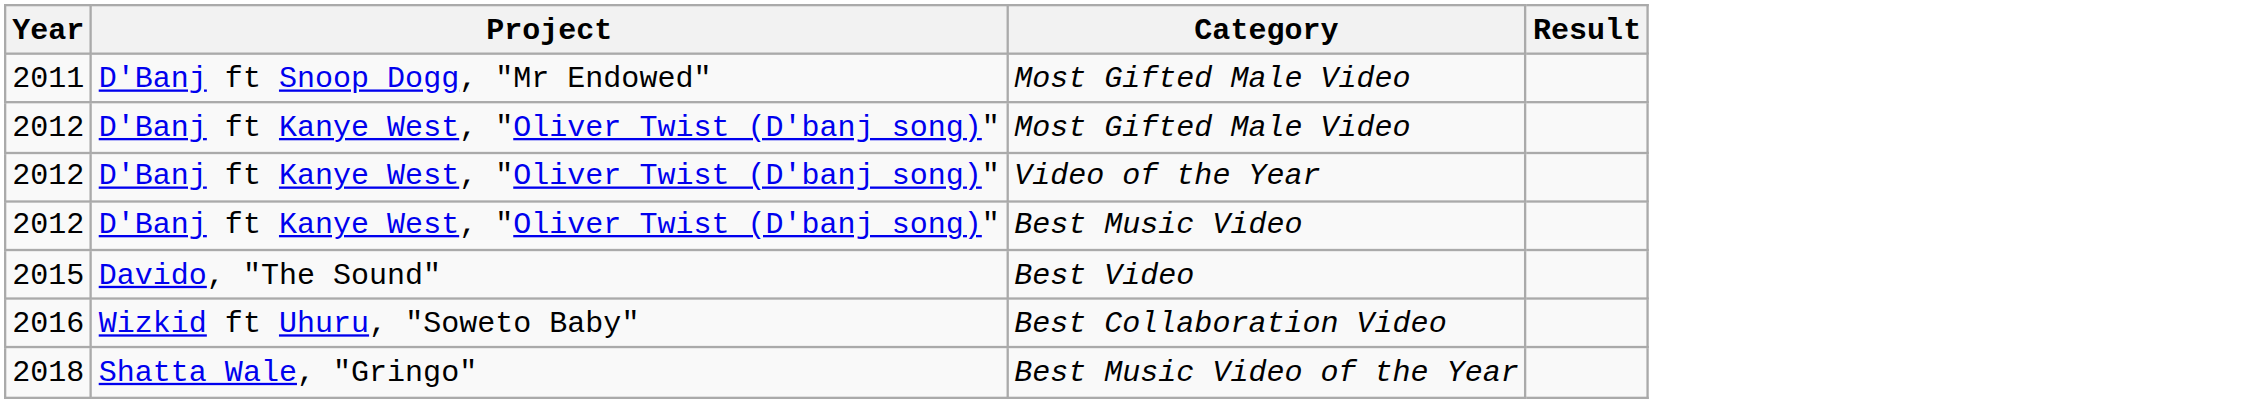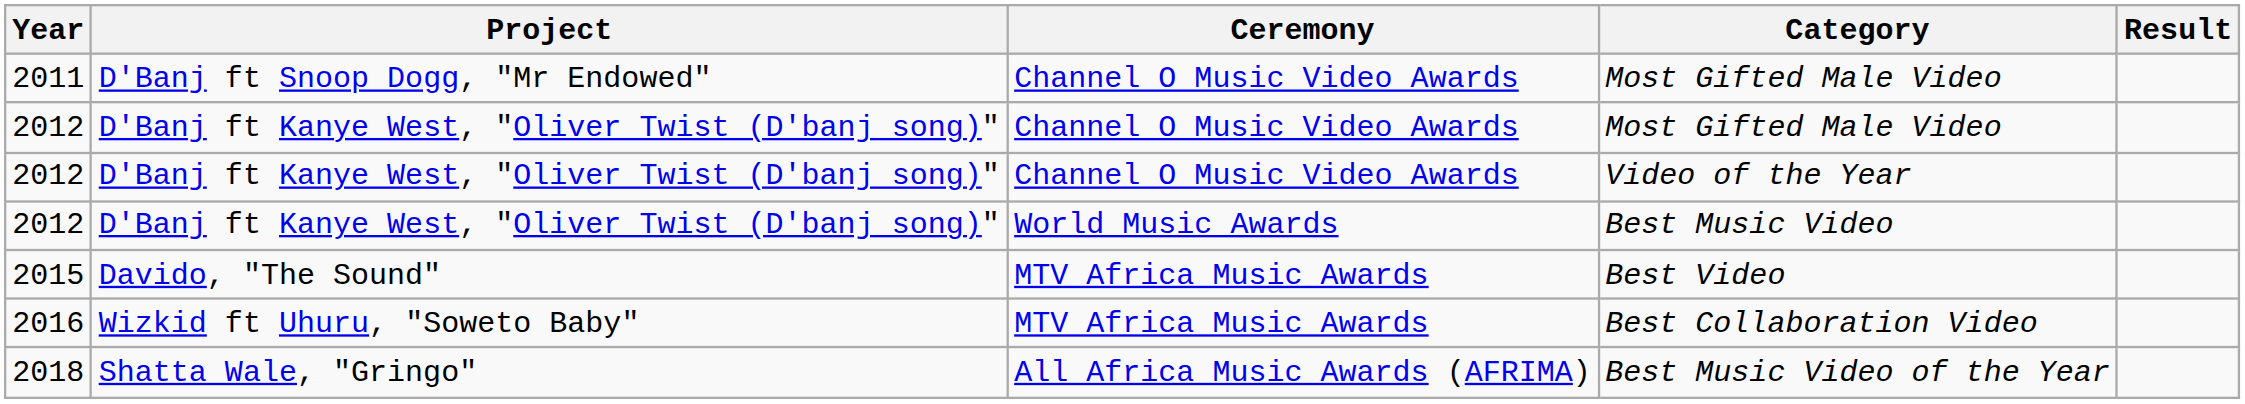+ column: (1303, 30)
